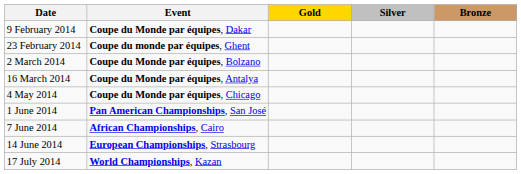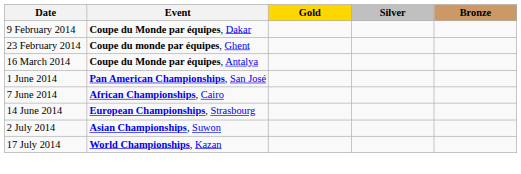- row: (36, 62)
- row: (32, 95)
+ row: (31, 128)
